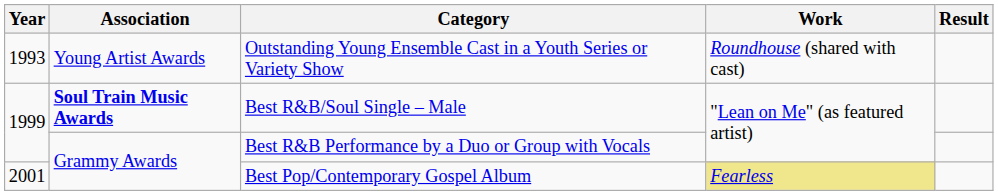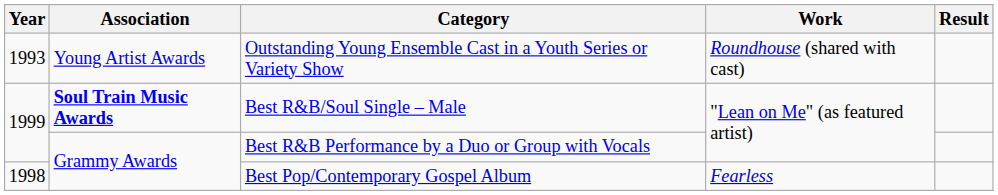(27, 175) 2001 -> (27, 175) 1998
(742, 175) khaki background -> (742, 175) no background
